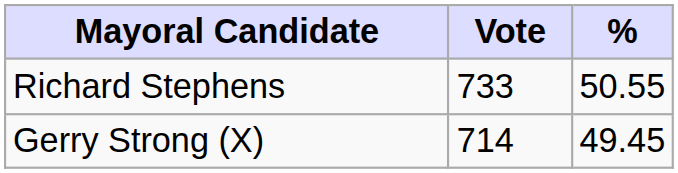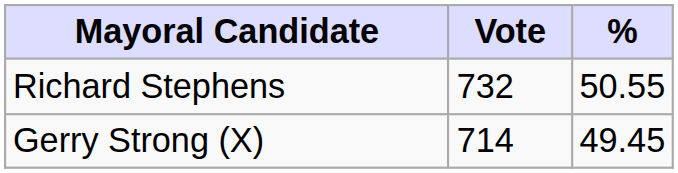(485, 85) 733 -> (485, 85) 732
